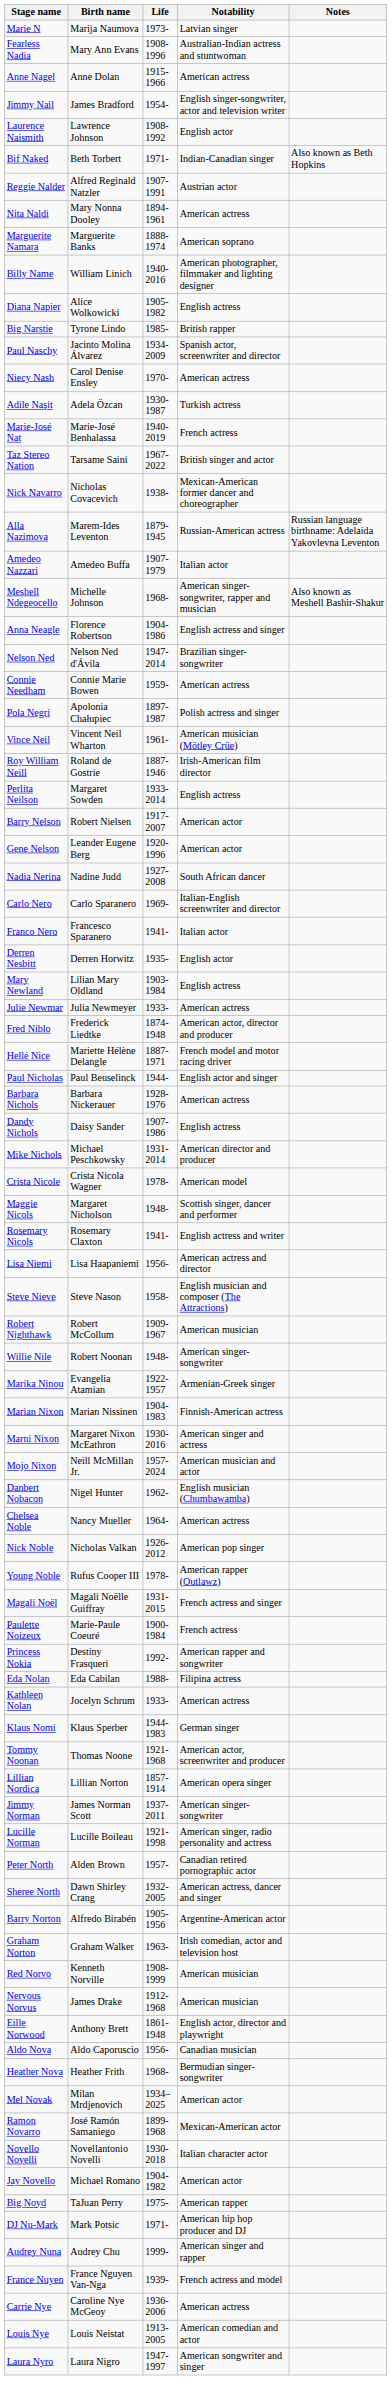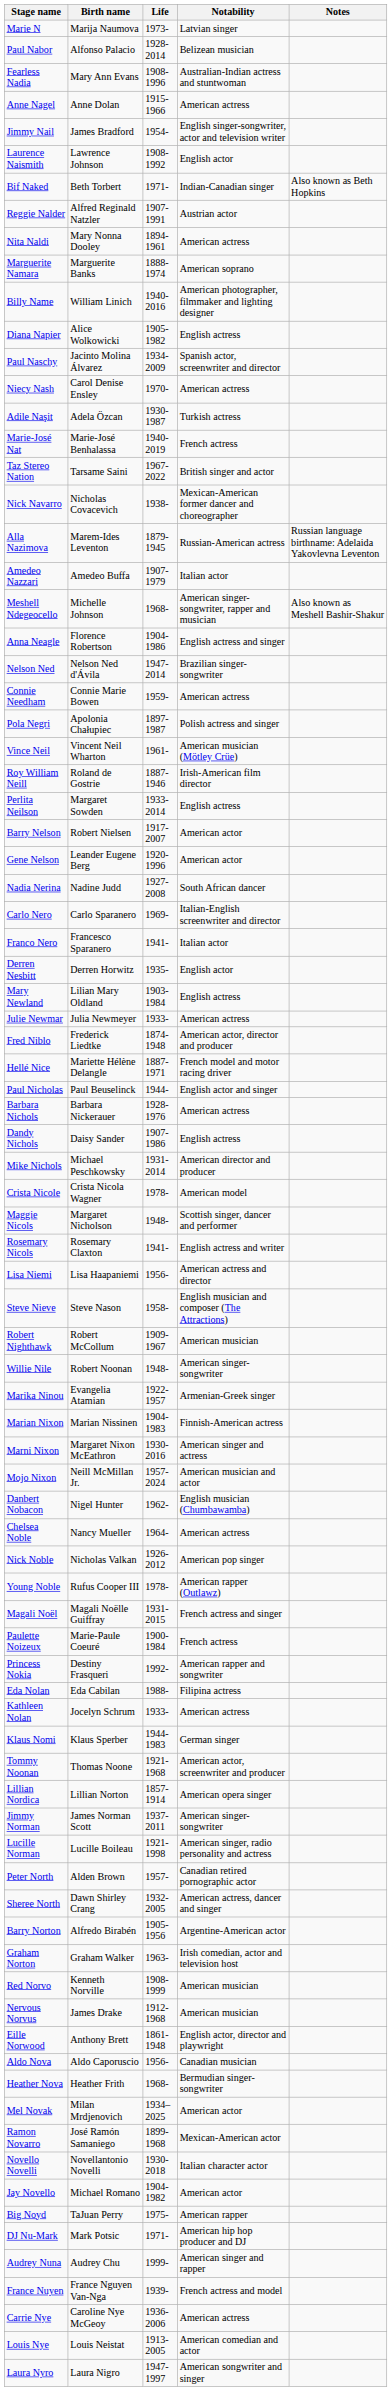+ row: (29, 50)
- row: (30, 329)
